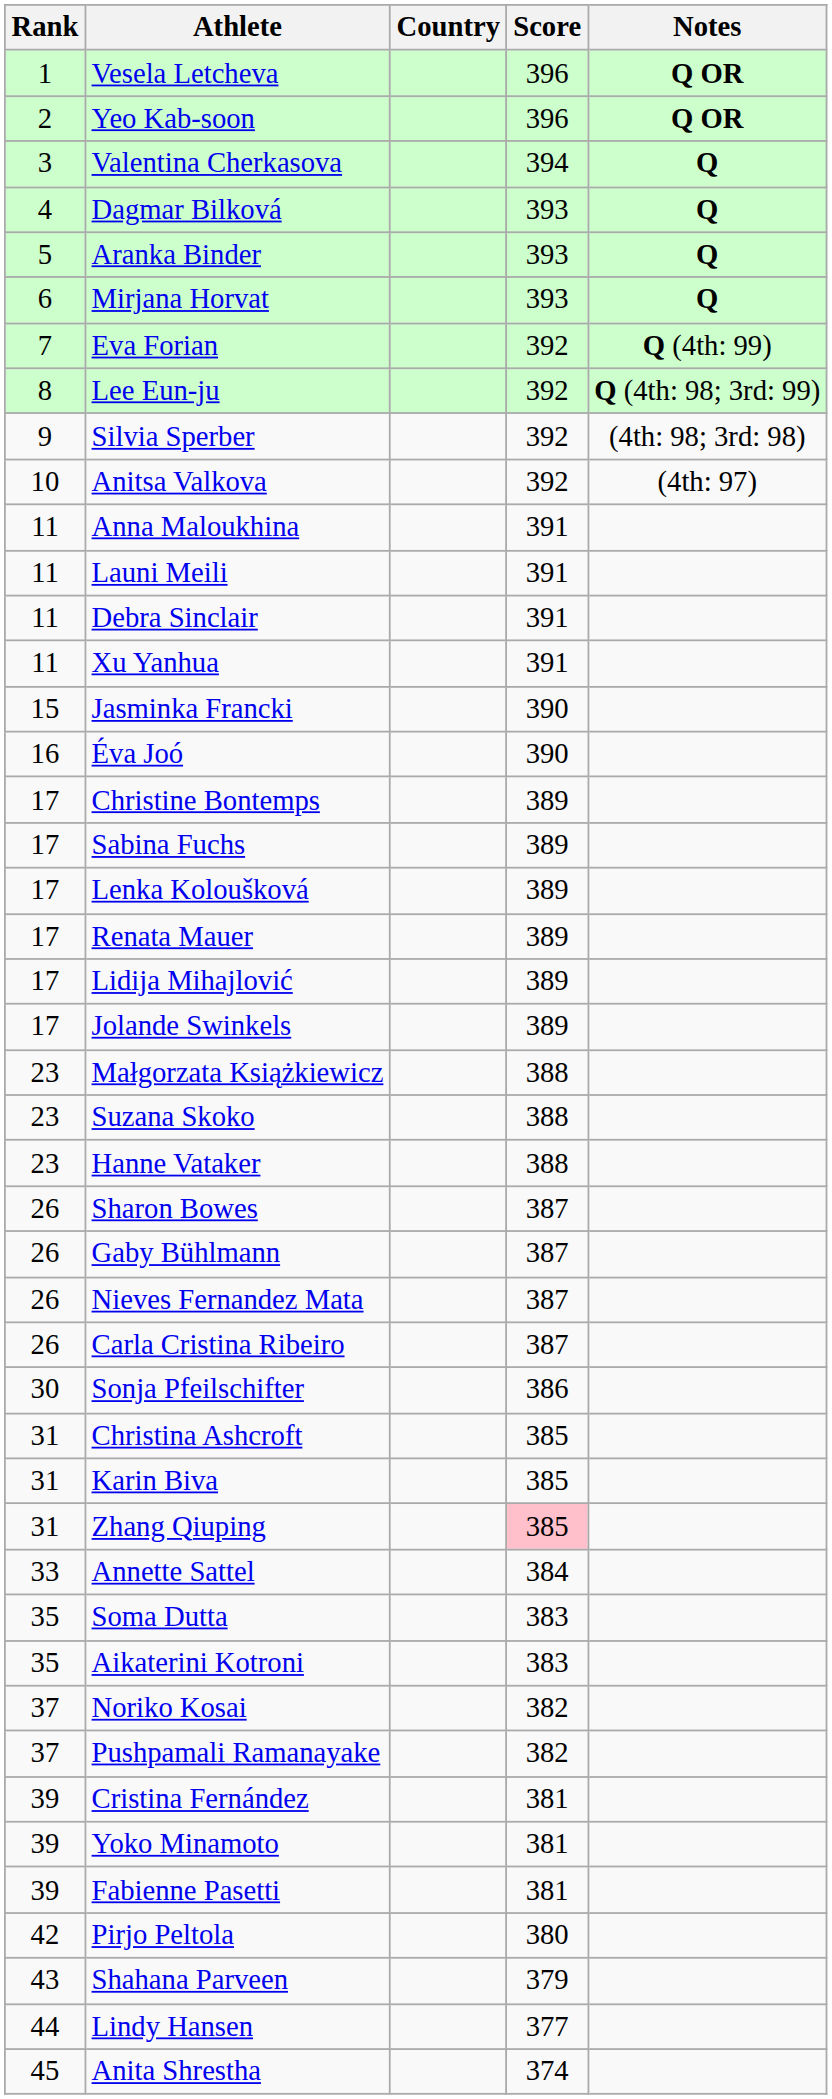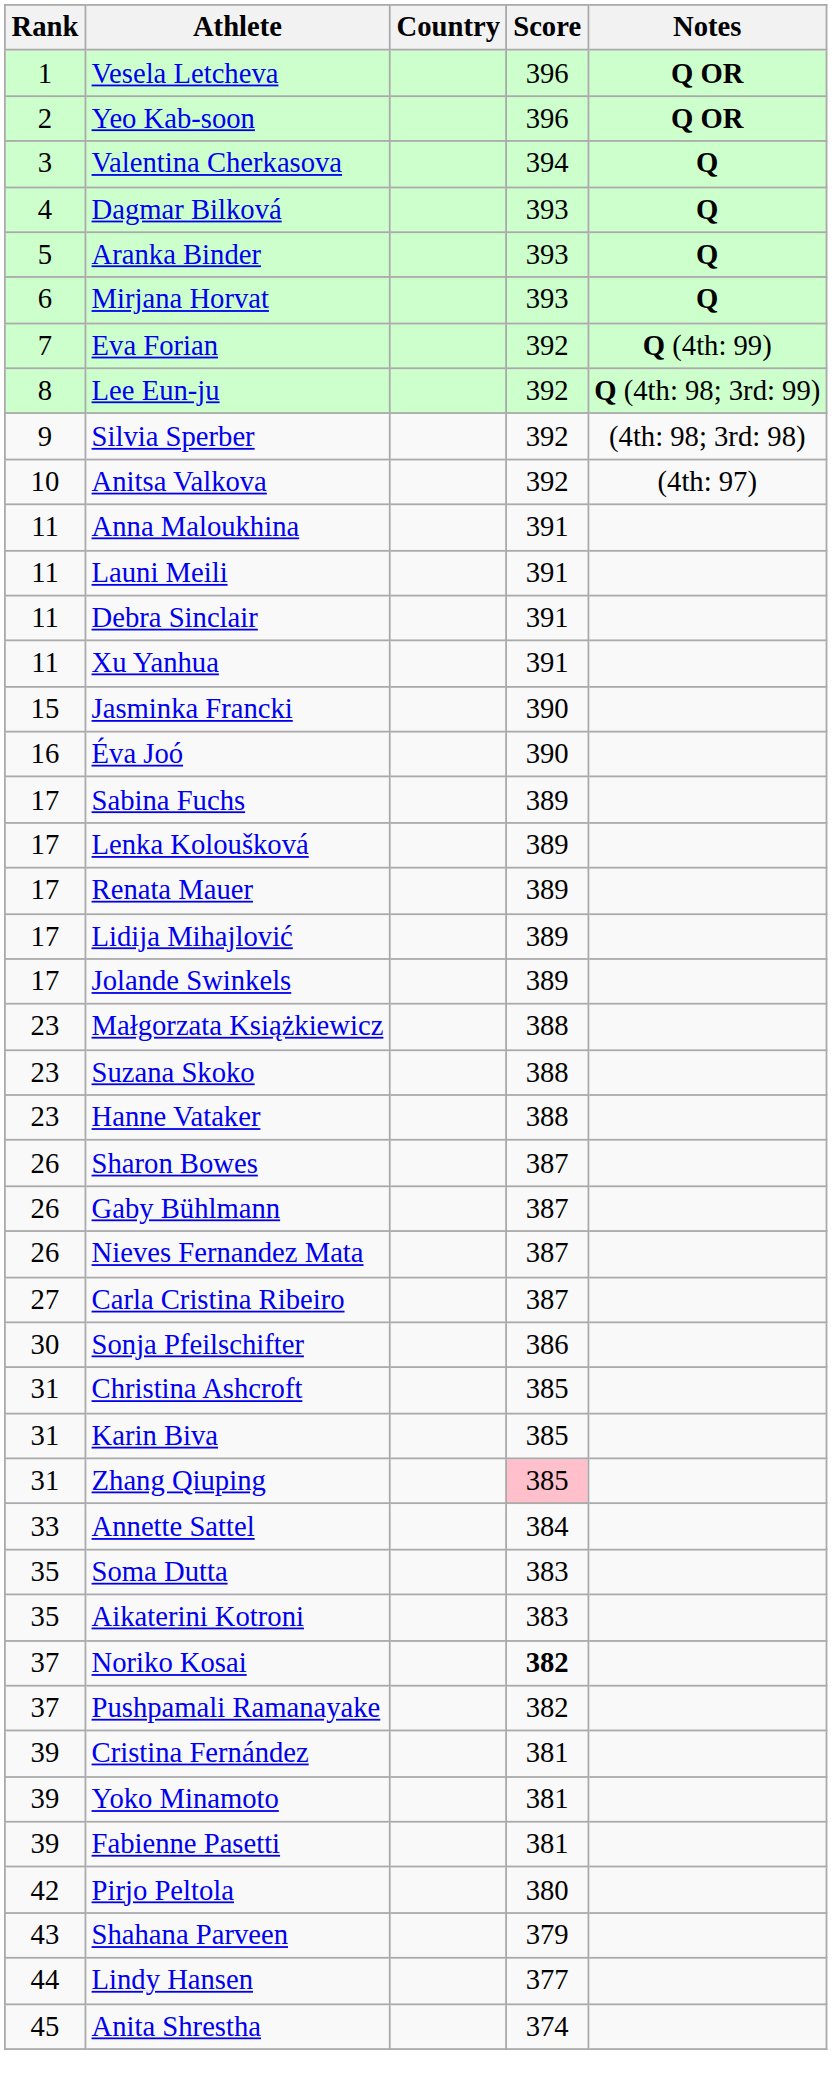- row: (206, 799)
(45, 1344) 26 -> (45, 1299) 27
(547, 1707) normal -> (547, 1662) bold
